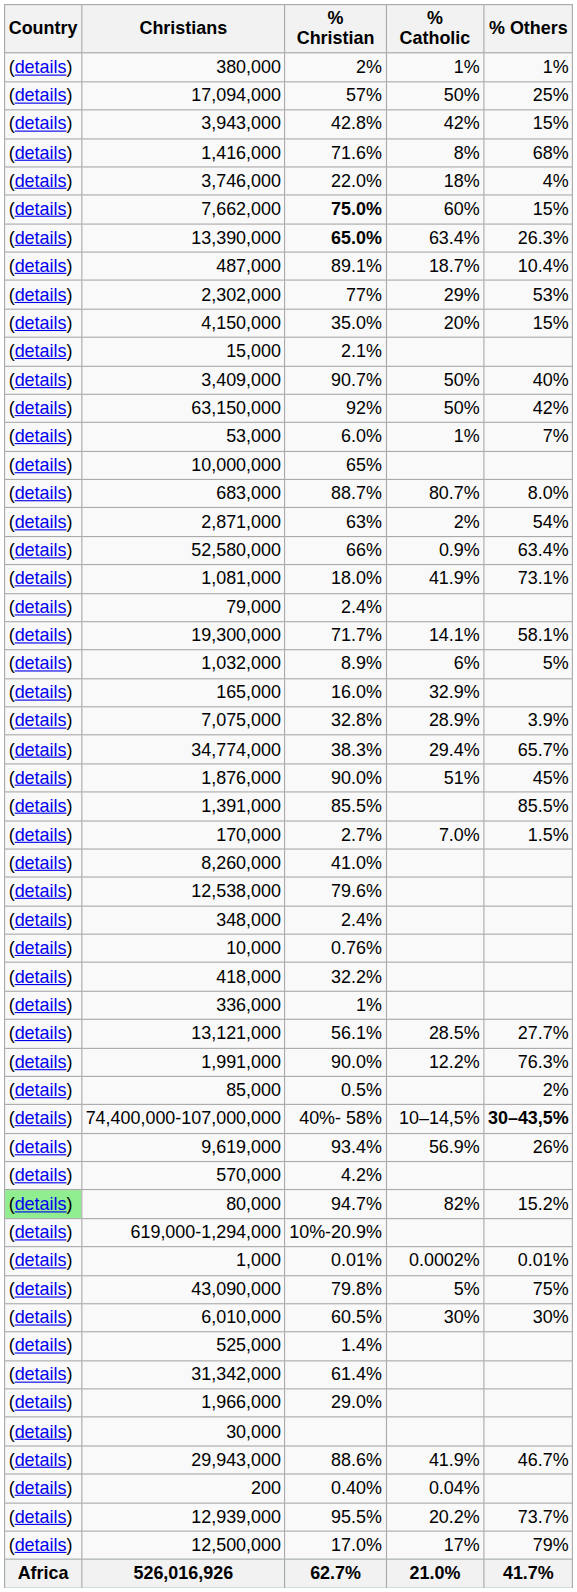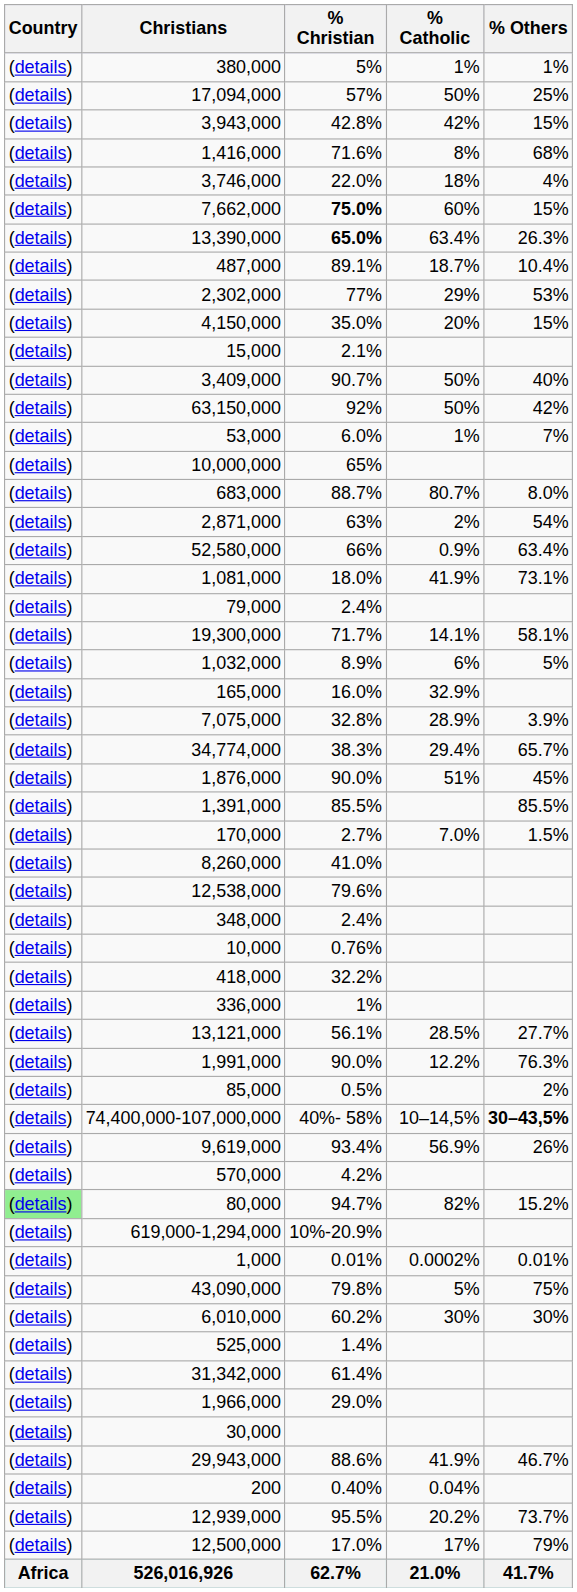(369, 67) 2% -> (369, 67) 5%
(356, 1317) 60.5% -> (356, 1317) 60.2%
